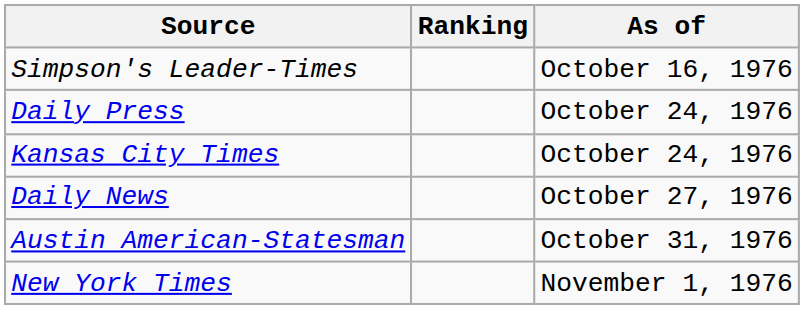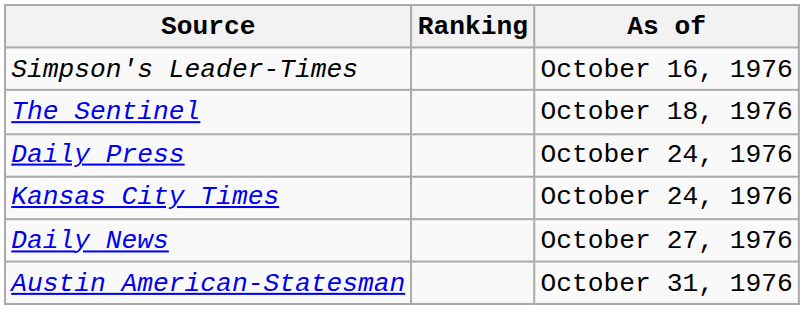+ row: (106, 112)
- row: (122, 283)
